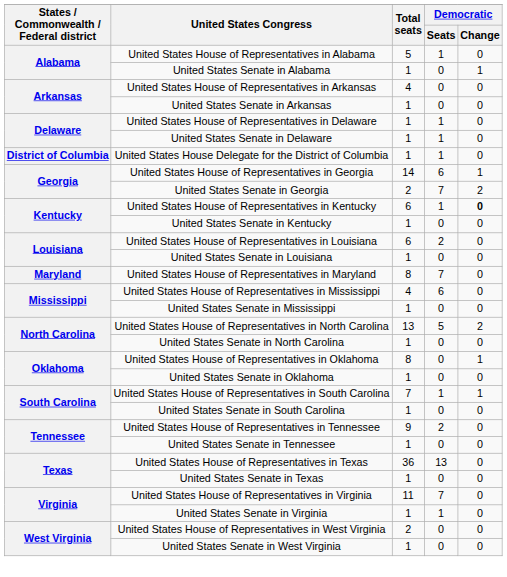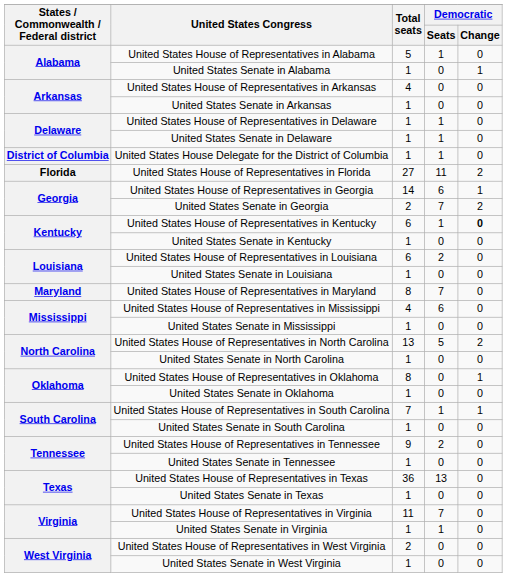+ row: (252, 173)
